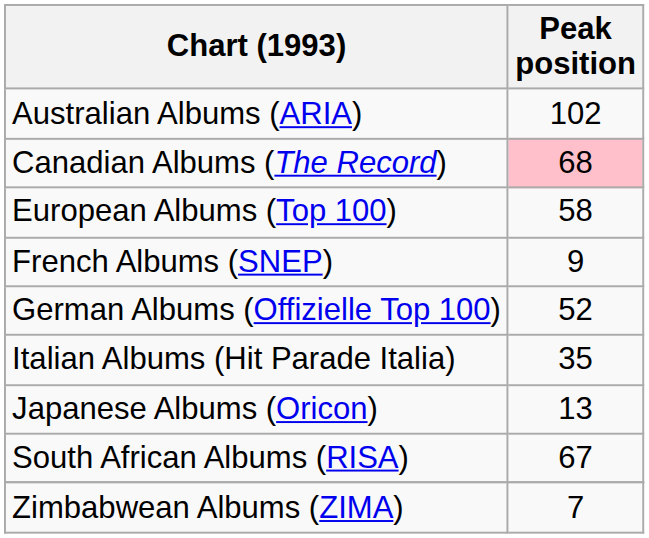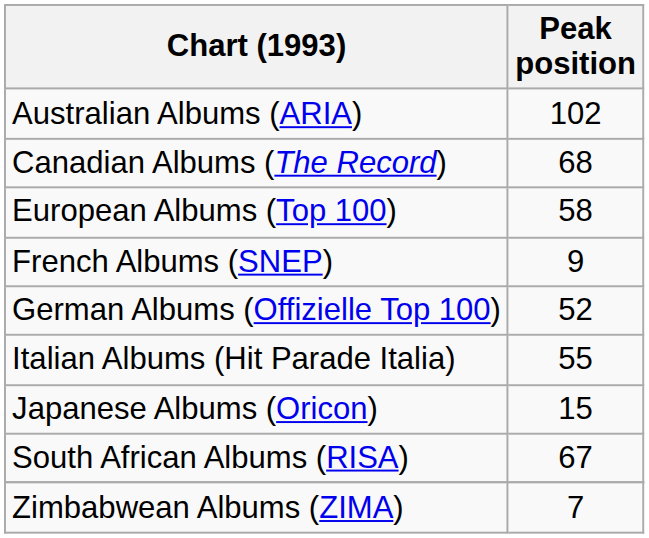(576, 162) pink background -> (576, 162) no background
(576, 359) 35 -> (576, 359) 55
(576, 408) 13 -> (576, 408) 15
